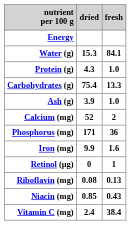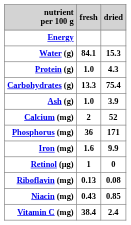columns swapped: (114, 17) <-> (89, 17)
